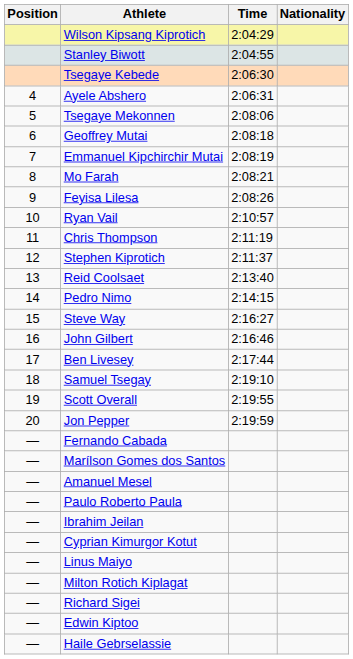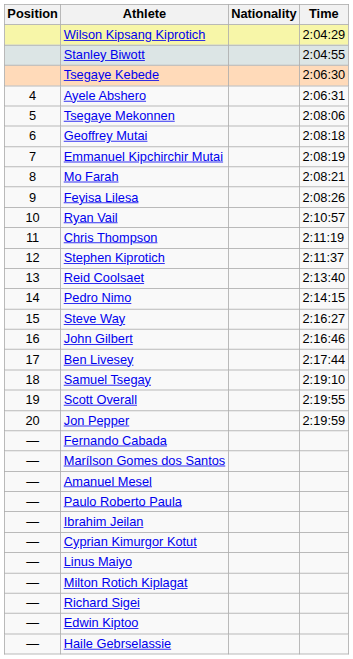columns swapped: (312, 14) <-> (252, 14)
